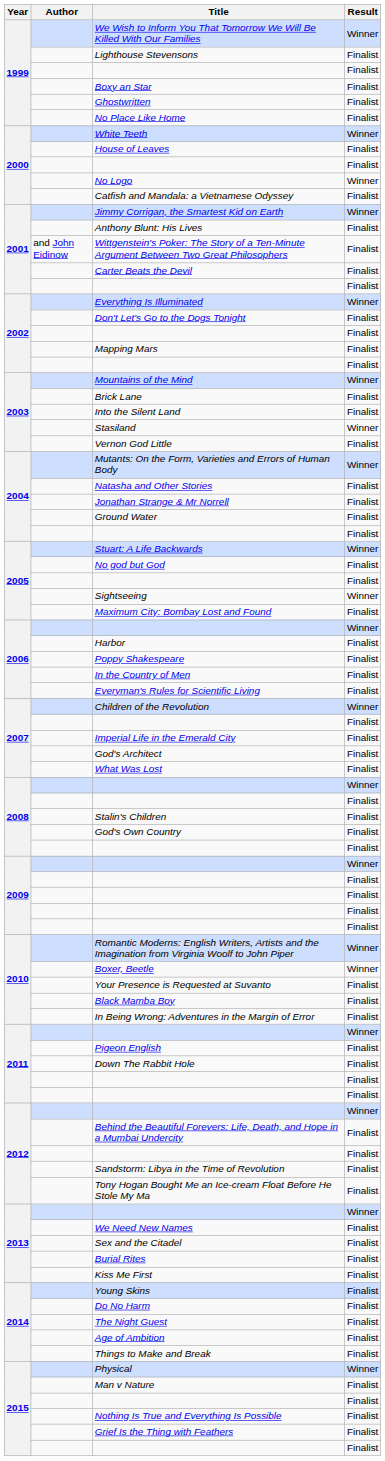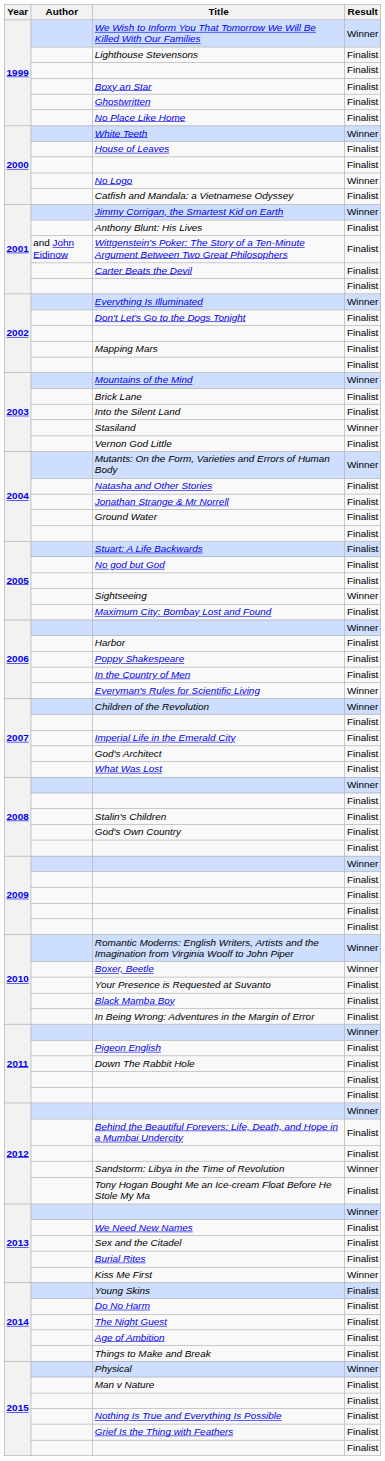(363, 549) Winner -> (363, 549) Finalist
(363, 690) Finalist -> (363, 690) Winner
(363, 1169) Finalist -> (363, 1169) Winner
(363, 1274) Finalist -> (363, 1274) Winner
